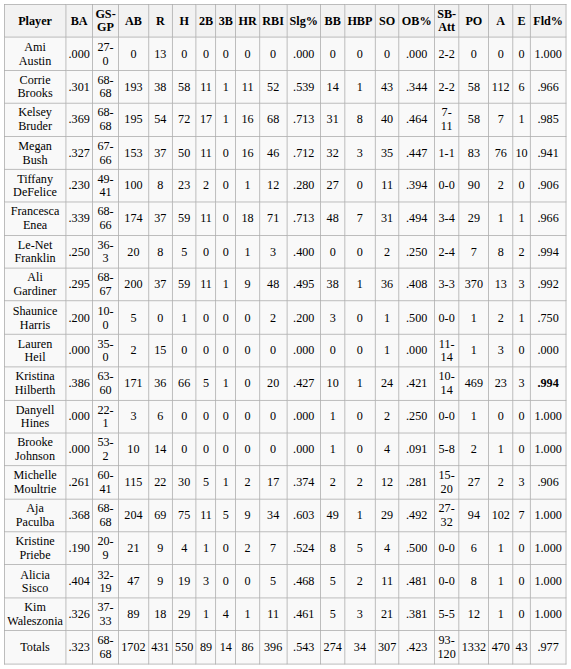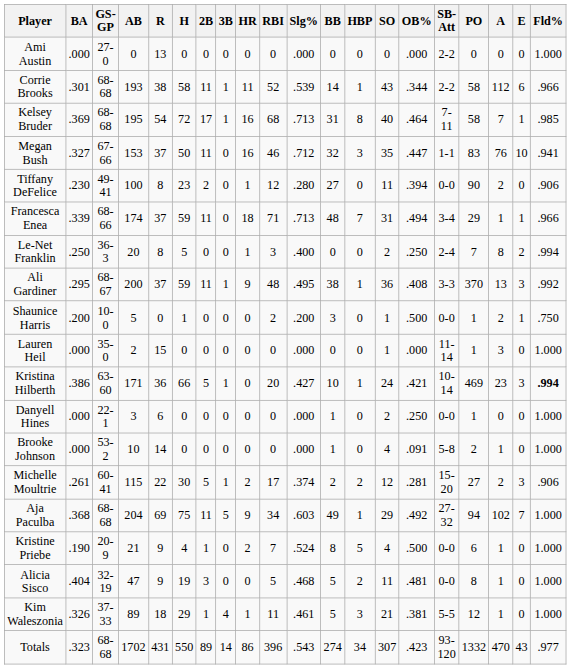(548, 350) .000 -> (548, 350) 1.000
